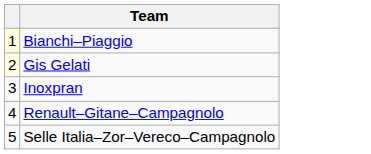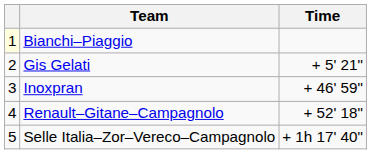+ column: (323, 16)
(12, 64) lightyellow background -> (12, 64) no background
